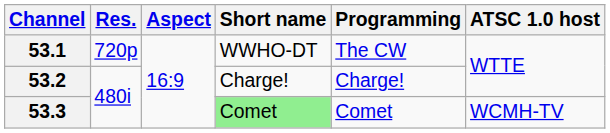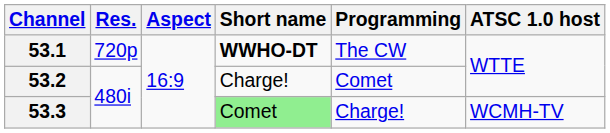(269, 50) normal -> (269, 50) bold
(370, 81) Charge! -> (364, 81) Comet
(364, 111) Comet -> (370, 111) Charge!
